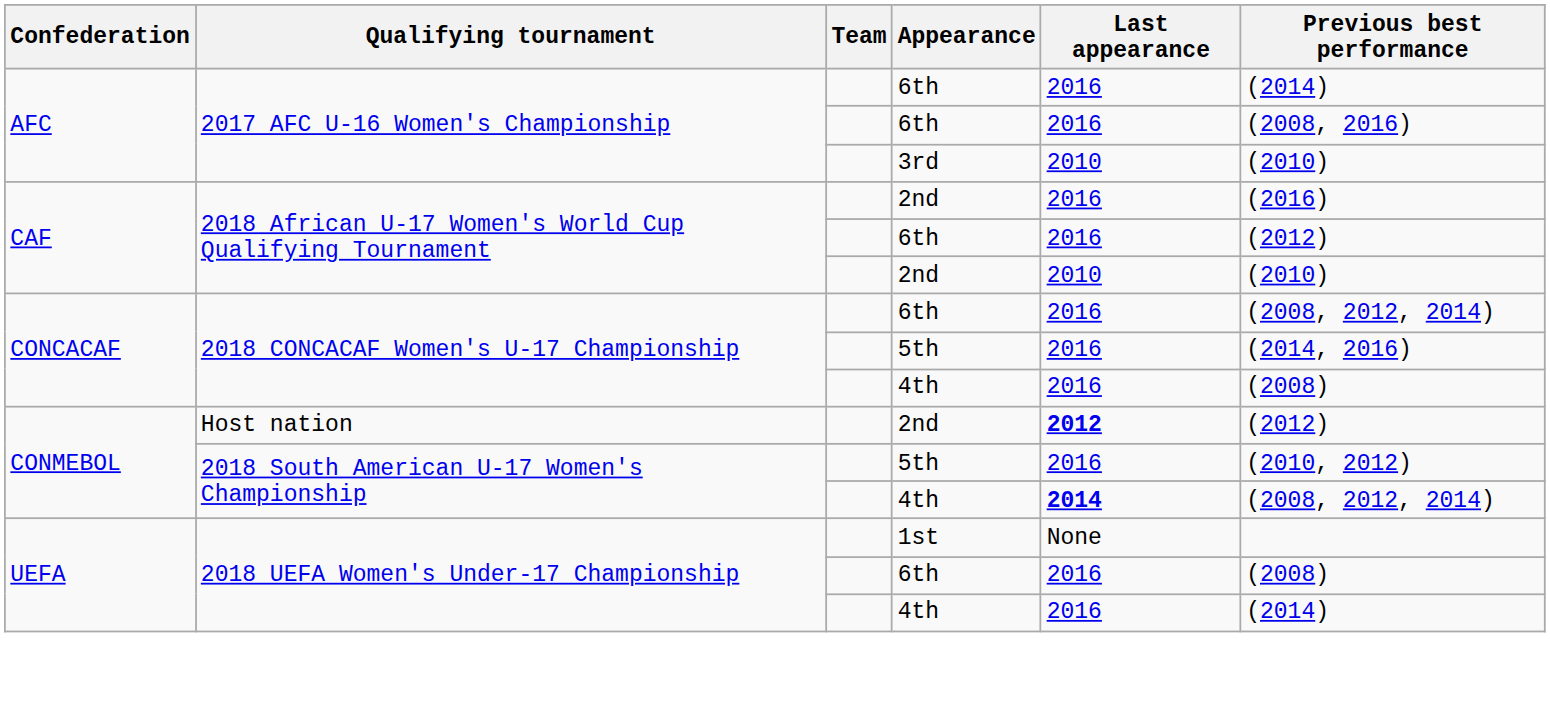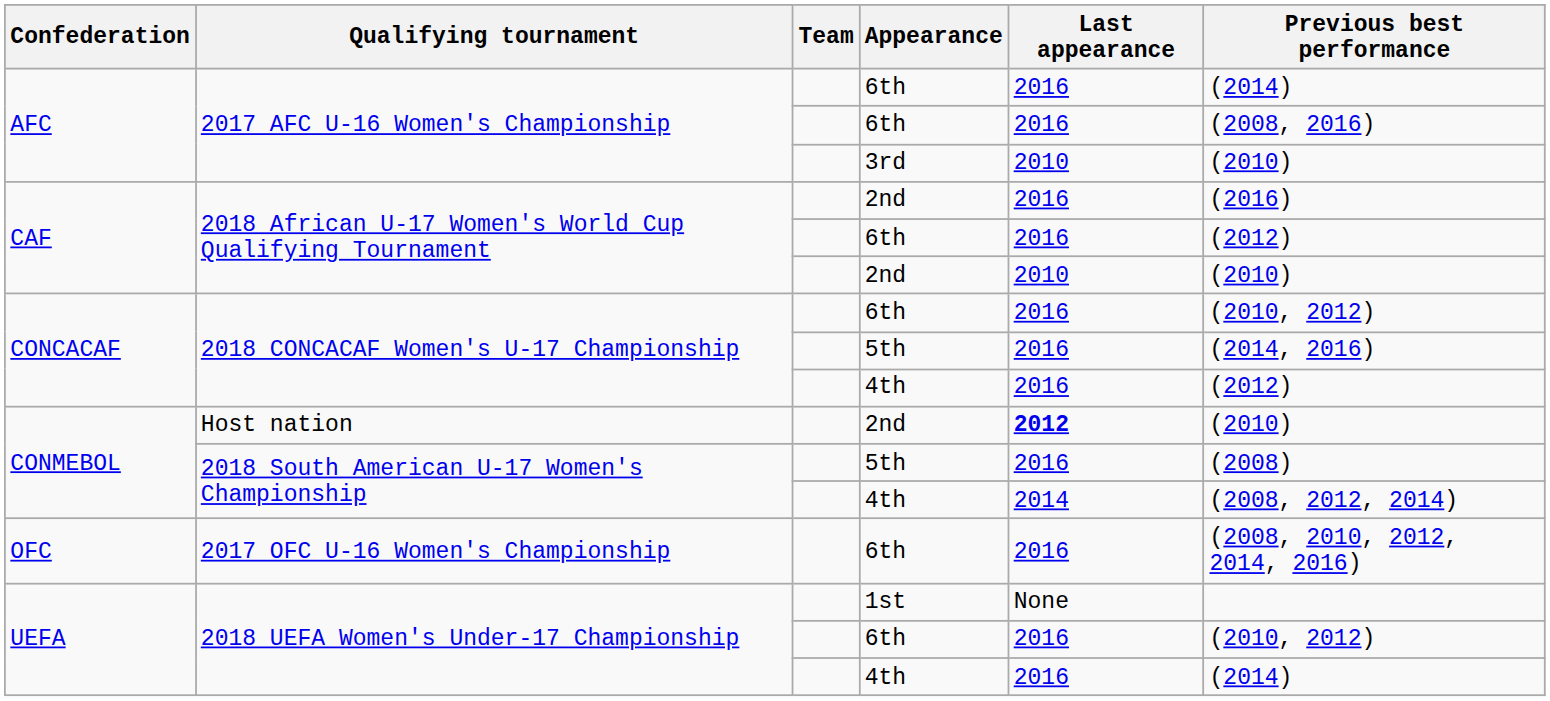(1370, 313) (2008, 2012, 2014) -> (1292, 313) (2010, 2012)
(1288, 388) (2008) -> (1251, 388) (2012)
(1288, 425) (2012) -> (1251, 425) (2010)
(1329, 463) (2010, 2012) -> (1251, 463) (2008)
(1074, 500) bold -> (1041, 500) normal
+ row: (436, 551)
(1288, 575) (2008) -> (1292, 639) (2010, 2012)
